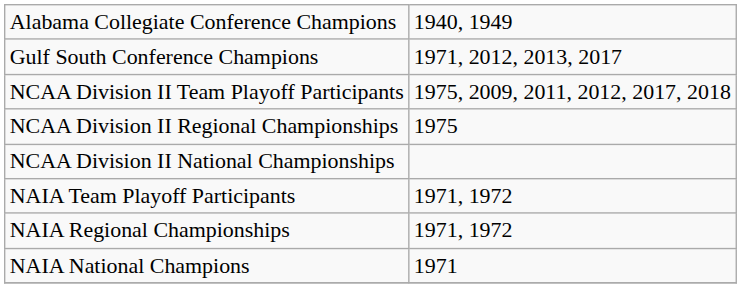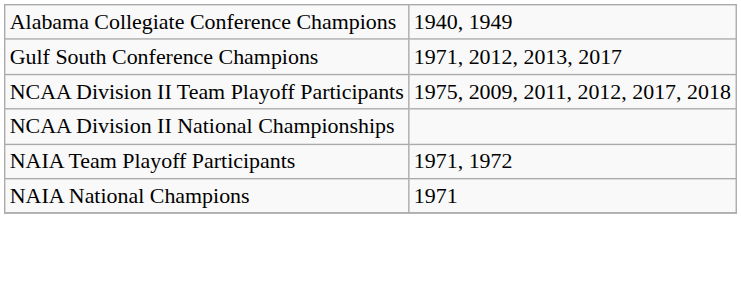- row: (204, 126)
- row: (150, 230)
